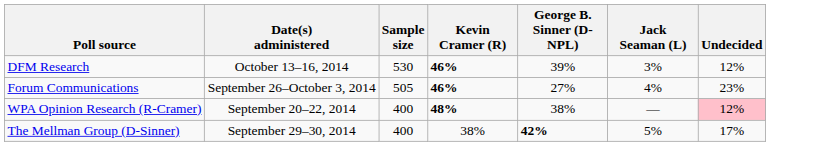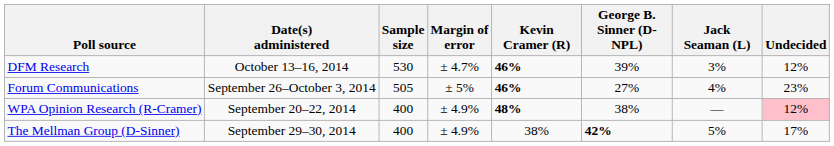+ column: (460, 37)
